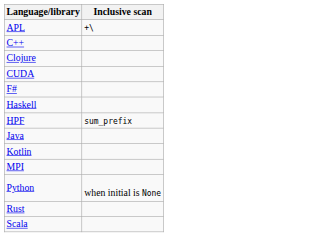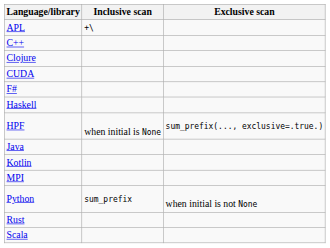+ column: (244, 12)
(108, 121) sum_prefix -> (123, 131) when initial is None
(123, 193) when initial is None -> (108, 199) sum_prefix
